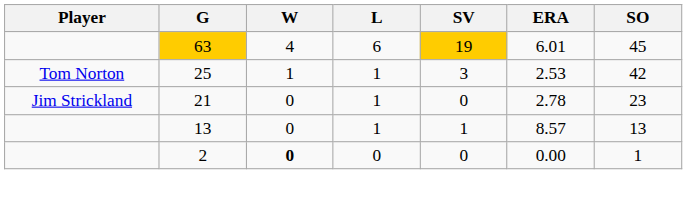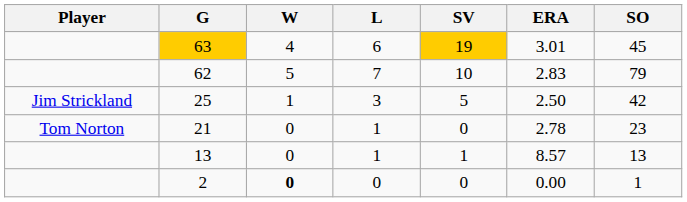(551, 45) 6.01 -> (551, 45) 3.01
+ row: (203, 73)
(82, 73) Tom Norton -> (82, 100) Jim Strickland
(377, 73) 1 -> (377, 100) 3
(464, 73) 3 -> (464, 100) 5
(551, 73) 2.53 -> (551, 100) 2.50
(82, 100) Jim Strickland -> (82, 127) Tom Norton
